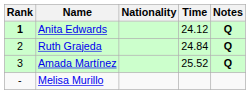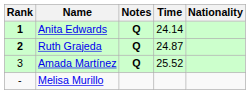columns swapped: (149, 13) <-> (228, 13)
(195, 30) 24.12 -> (170, 30) 24.14
(20, 47) normal -> (20, 47) bold
(195, 47) 24.84 -> (170, 47) 24.87
